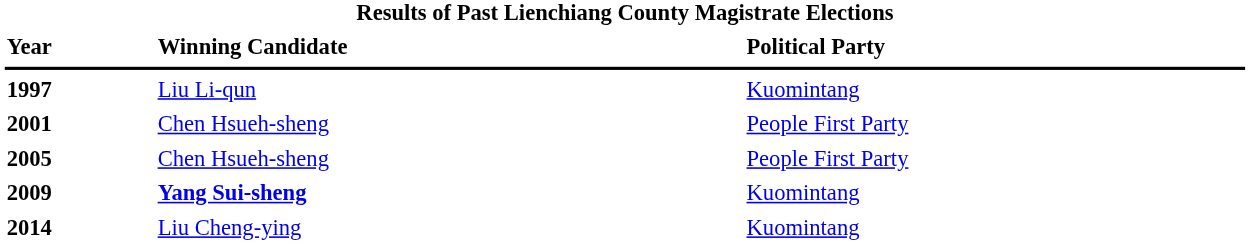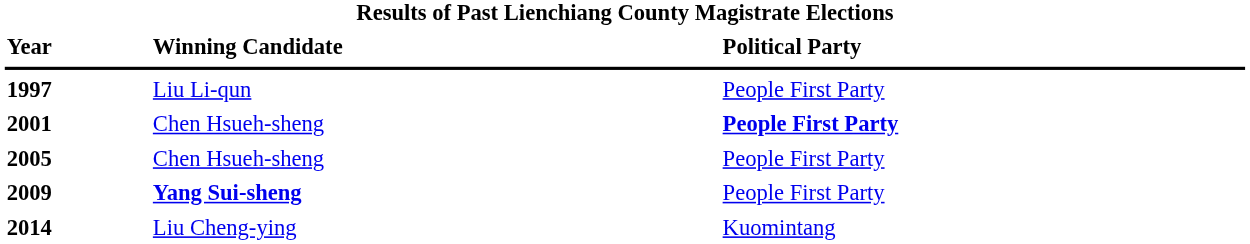(803, 89) Kuomintang -> (804, 89) People First Party
(827, 124) normal -> (810, 124) bold
(803, 193) Kuomintang -> (804, 193) People First Party
